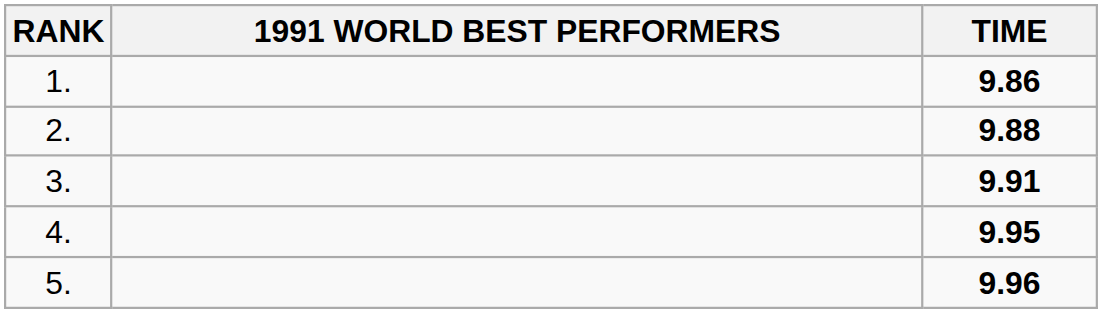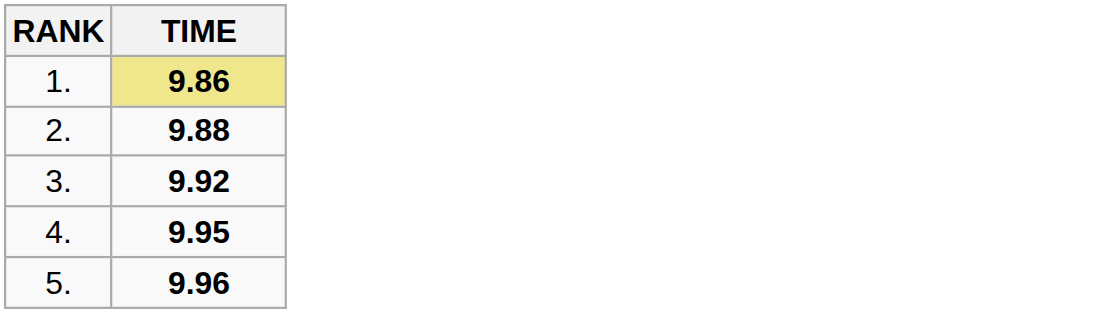- column: (517, 31)
(1009, 81) no background -> (199, 81) khaki background
(1009, 181) 9.91 -> (199, 181) 9.92
